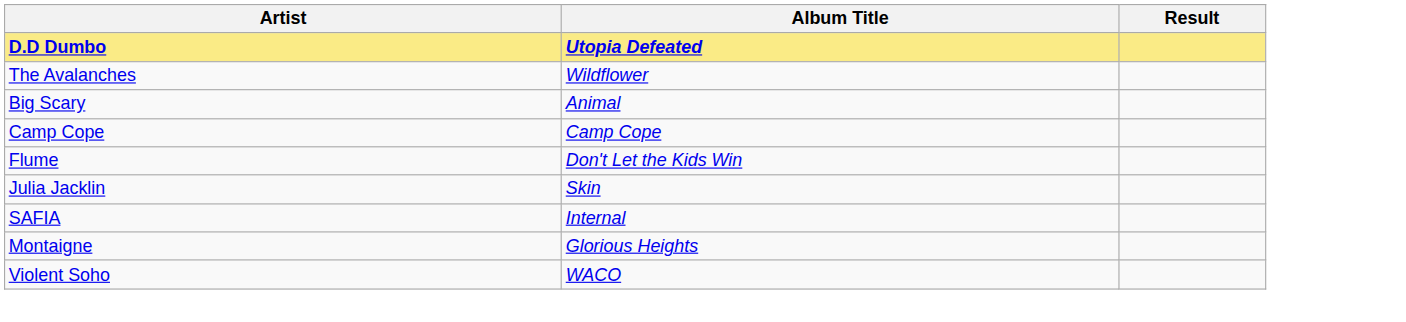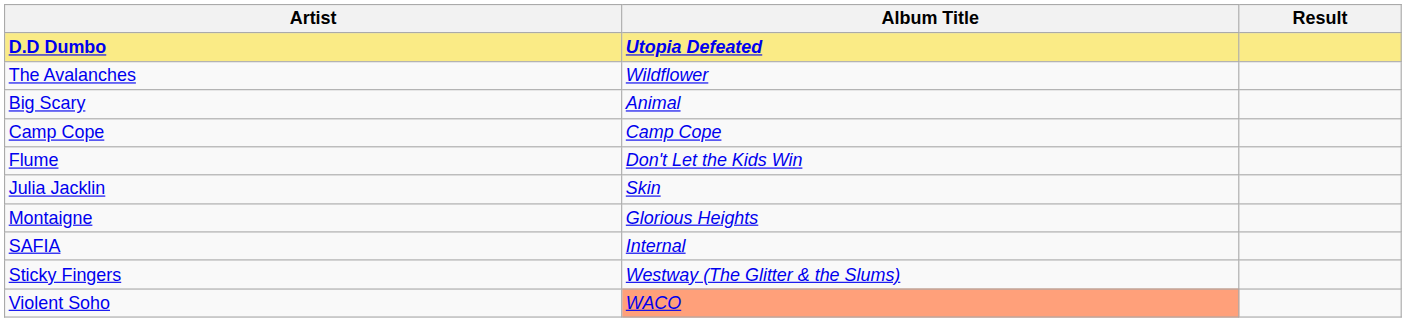rows swapped: (51, 246) <-> (35, 217)
+ row: (65, 274)
(593, 274) no background -> (654, 302) lightsalmon background
